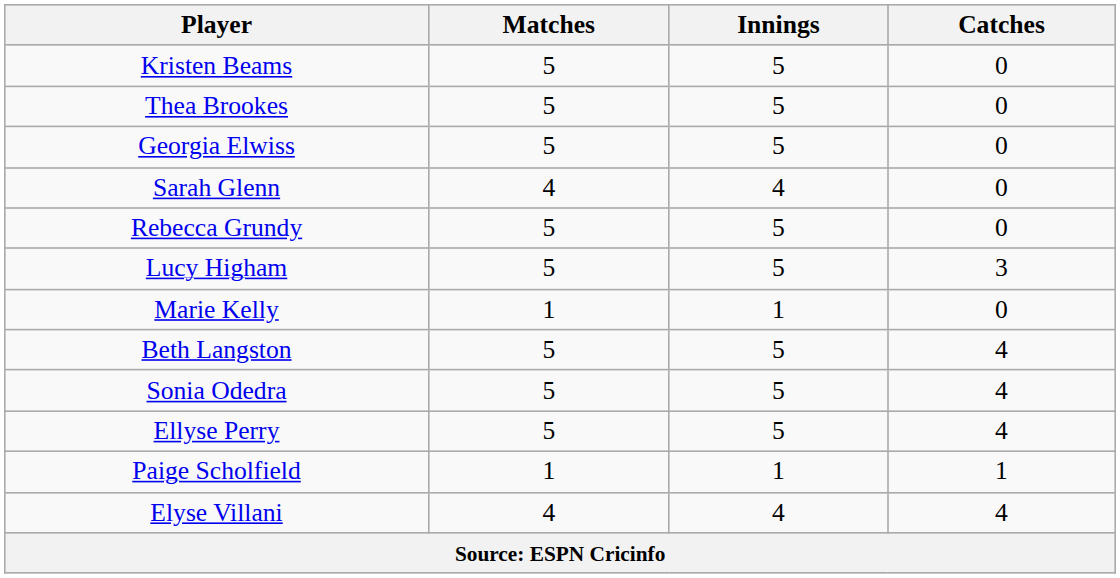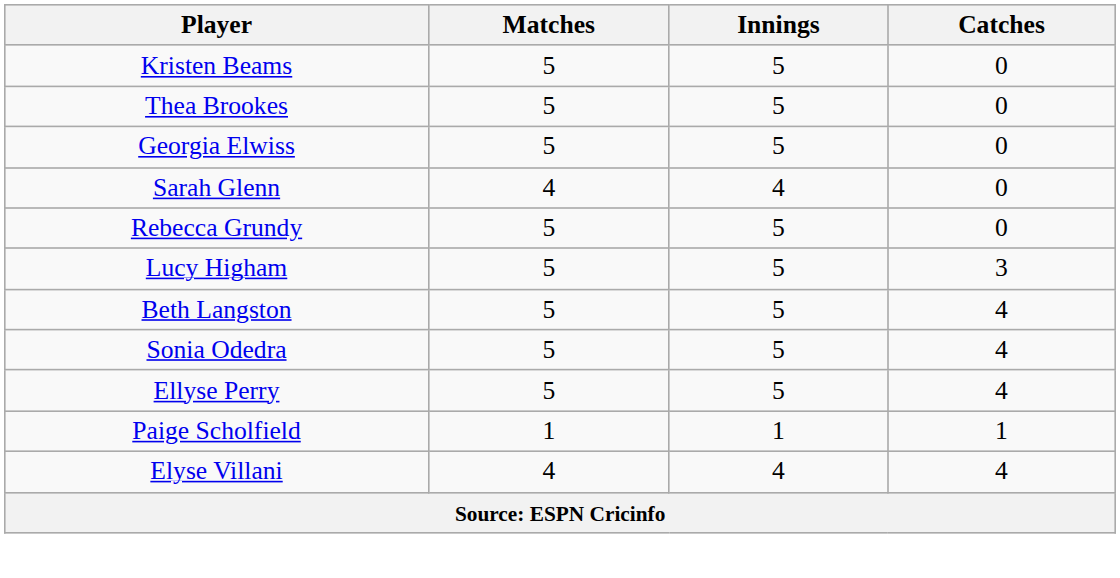- row: (217, 308)
